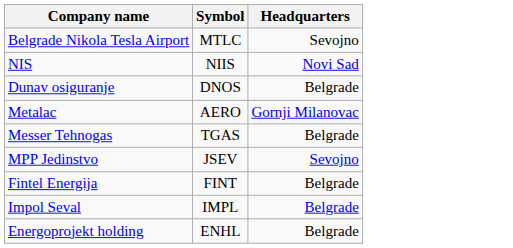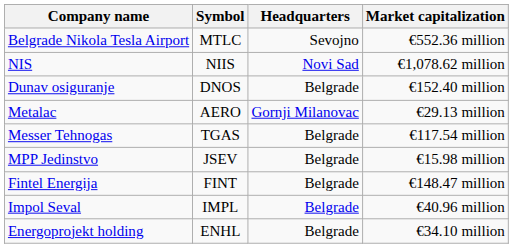+ column: (435, 16)
(334, 159) Sevojno -> (332, 159) Belgrade
